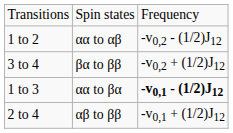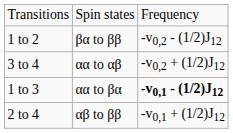(98, 39) αα to αβ -> (98, 39) βα to ββ
(98, 64) βα to ββ -> (98, 64) αα to αβ
